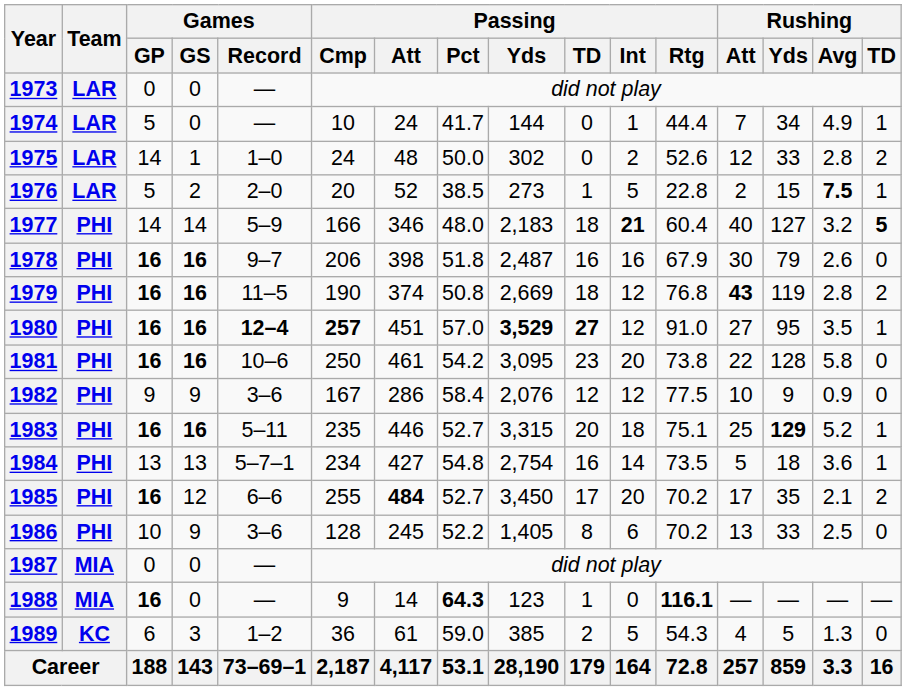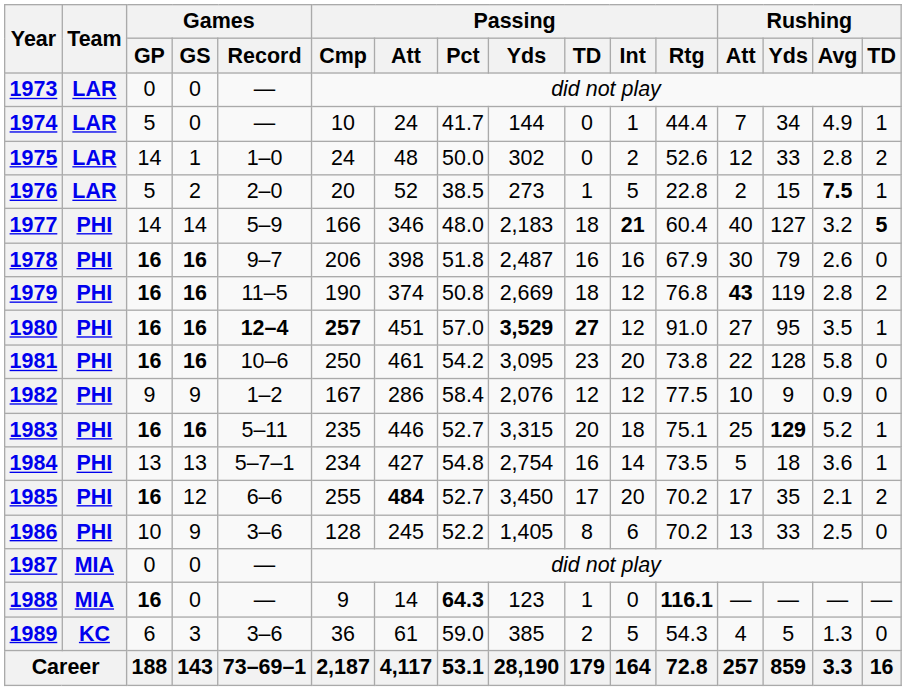(265, 395) 3–6 -> (265, 395) 1–2
(265, 633) 1–2 -> (265, 633) 3–6
